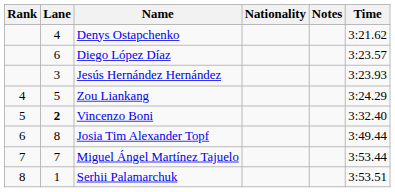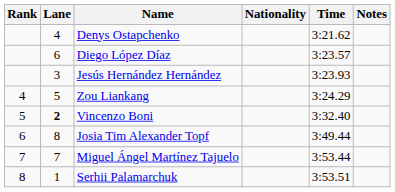columns swapped: (368, 14) <-> (327, 14)
